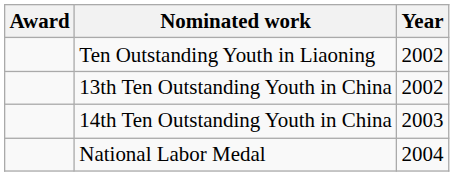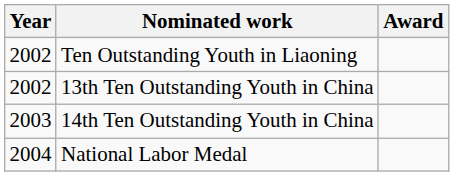columns swapped: (422, 21) <-> (40, 21)
